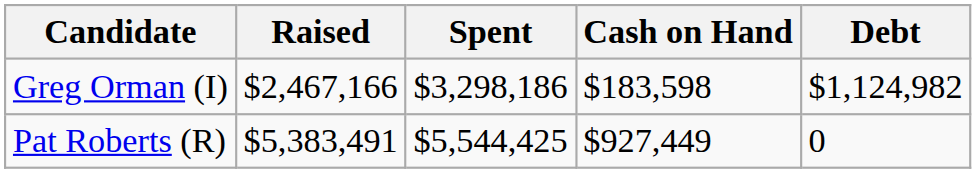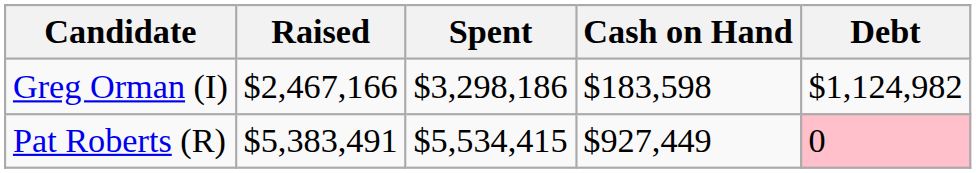(491, 140) $5,544,425 -> (491, 140) $5,534,415
(817, 140) no background -> (817, 140) pink background
